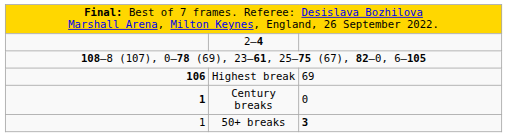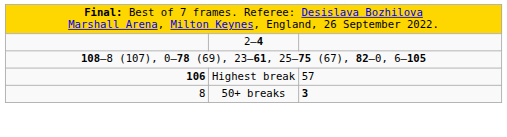(308, 77) 69 -> (308, 77) 57
- row: (254, 100)
(202, 123) 1 -> (202, 94) 8
